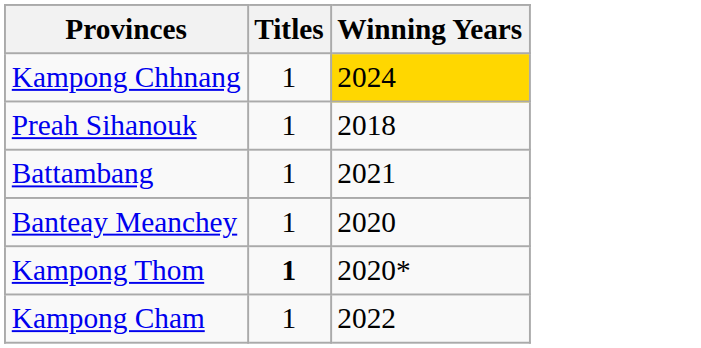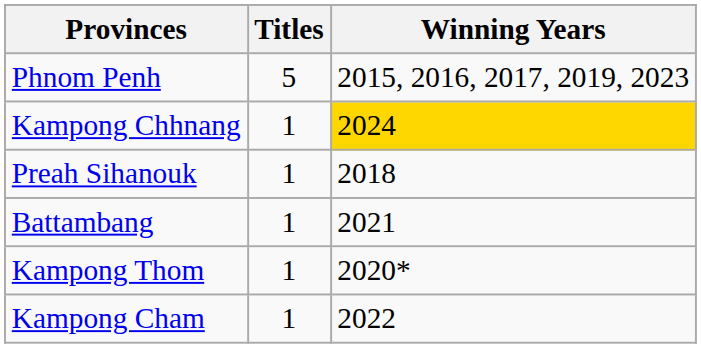+ row: (86, 77)
- row: (125, 222)
(289, 270) bold -> (289, 270) normal
